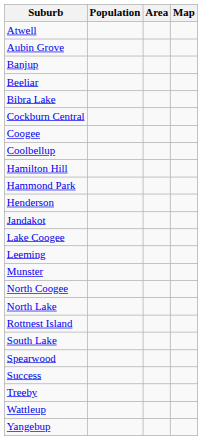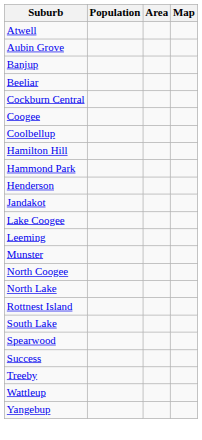- row: (31, 99)
